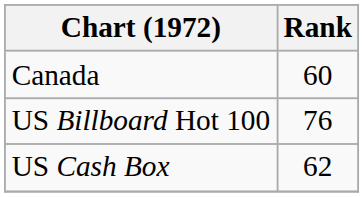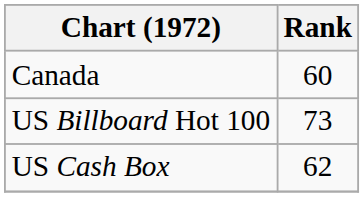(318, 120) 76 -> (318, 120) 73
